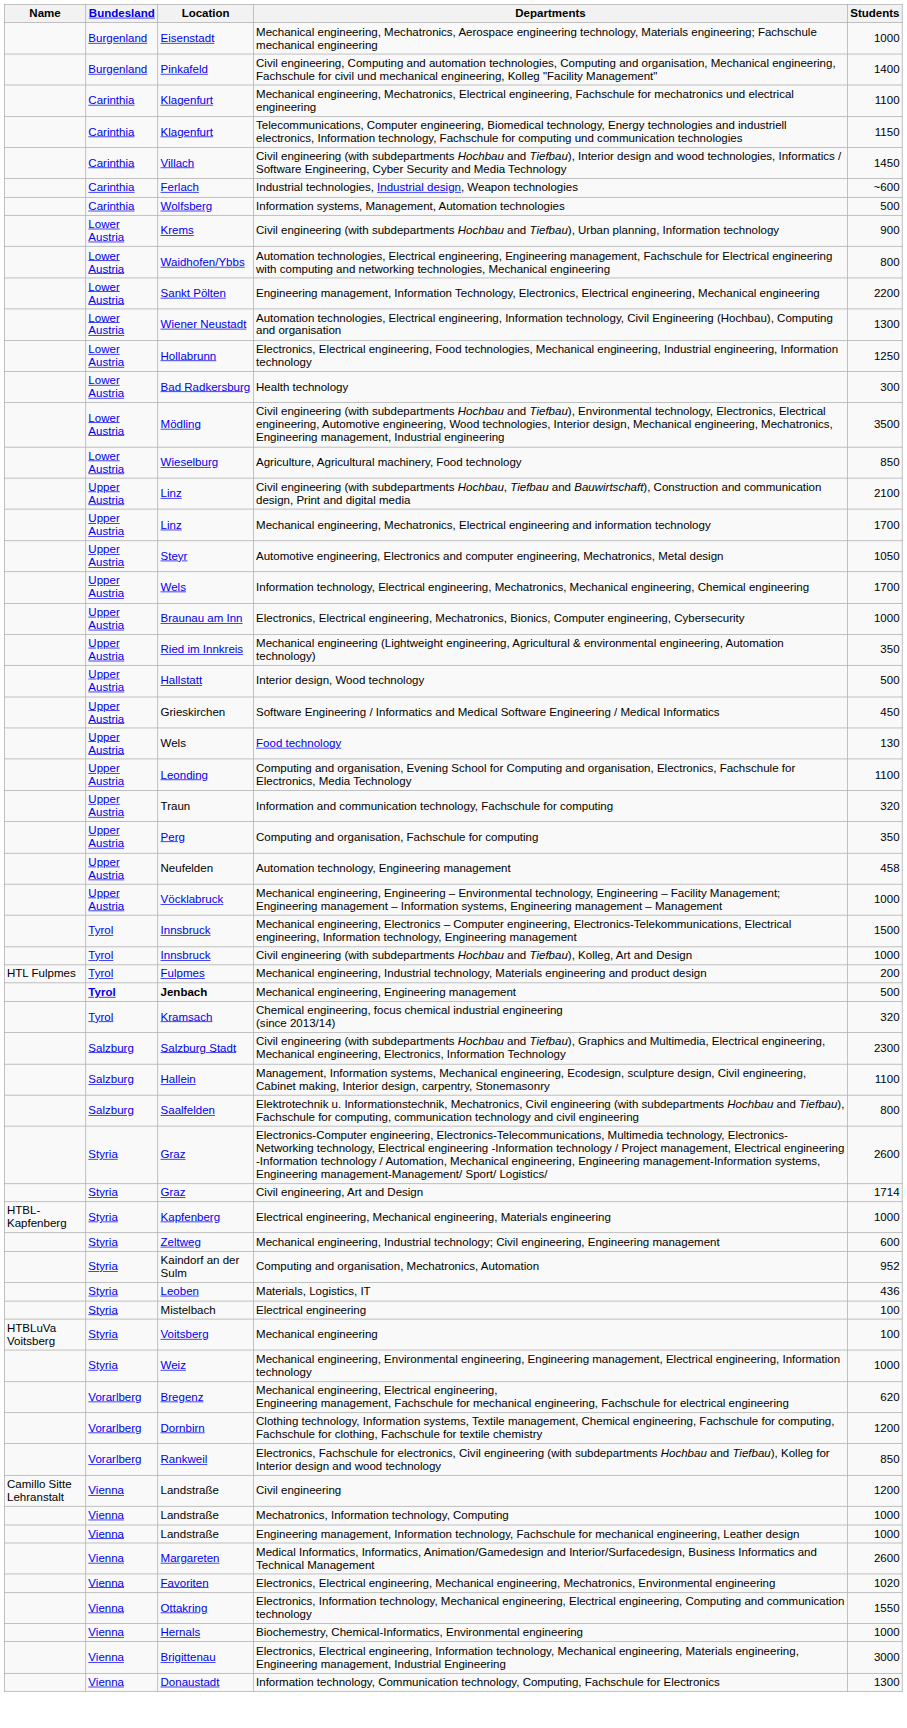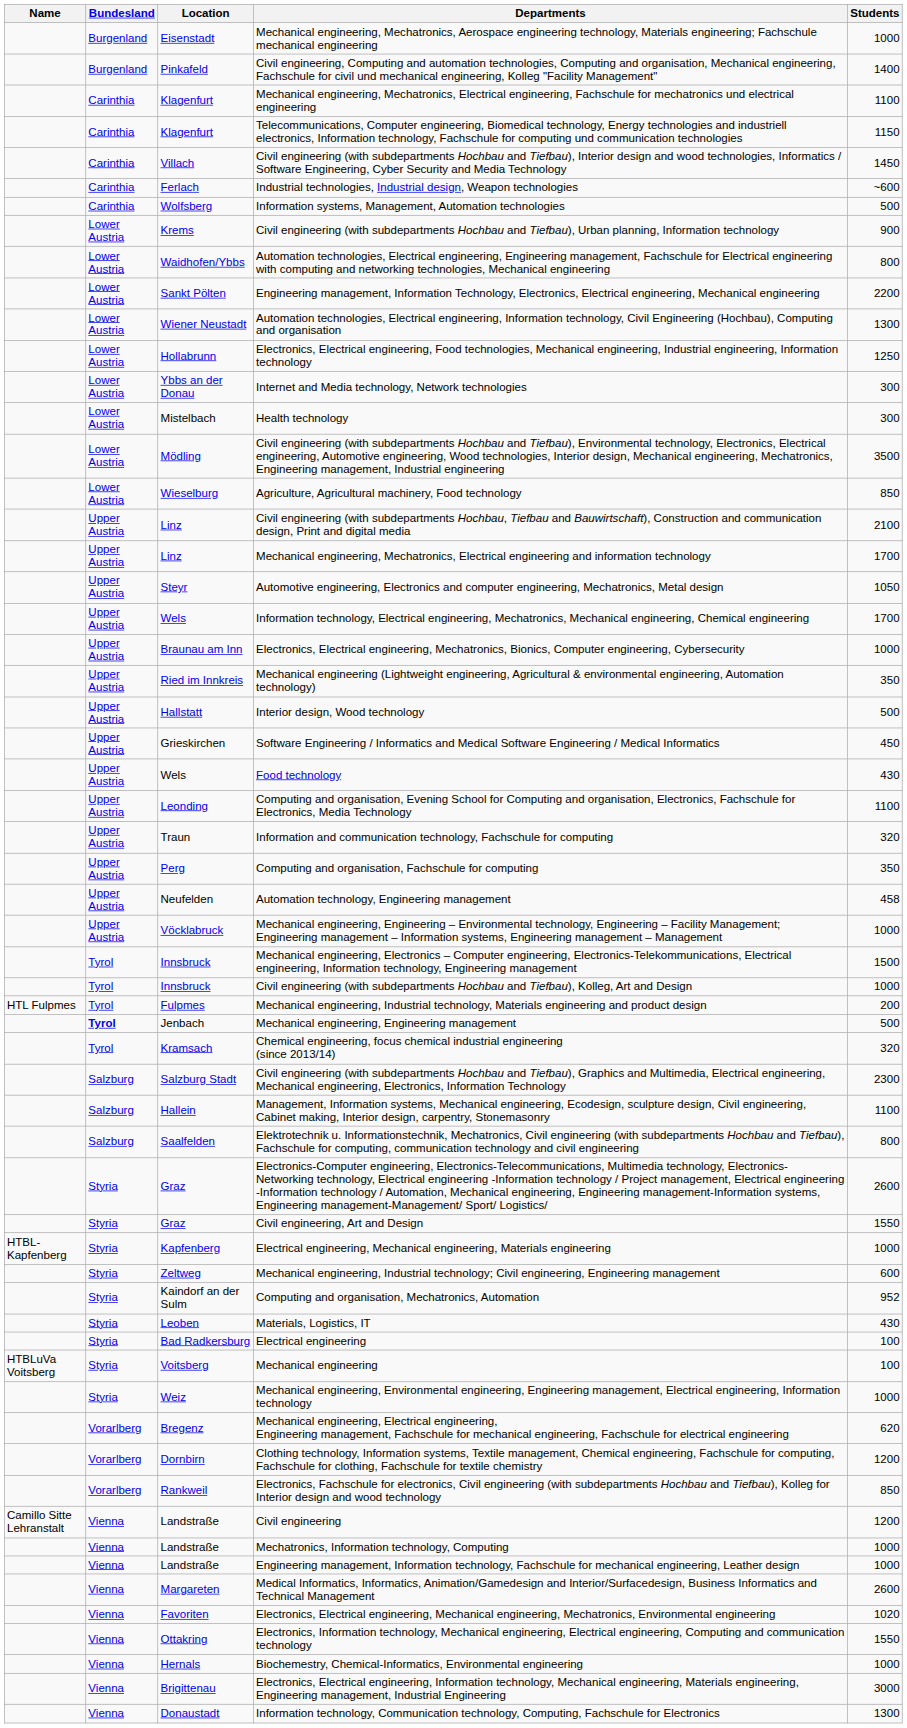+ row: (391, 387)
(205, 387) Bad Radkersburg -> (188, 418) Mistelbach
(890, 743) 130 -> (890, 774) 430
(184, 992) bold -> (182, 1023) normal
(887, 1192) 1714 -> (887, 1223) 1550
(890, 1291) 436 -> (890, 1322) 430
(188, 1309) Mistelbach -> (205, 1341) Bad Radkersburg
